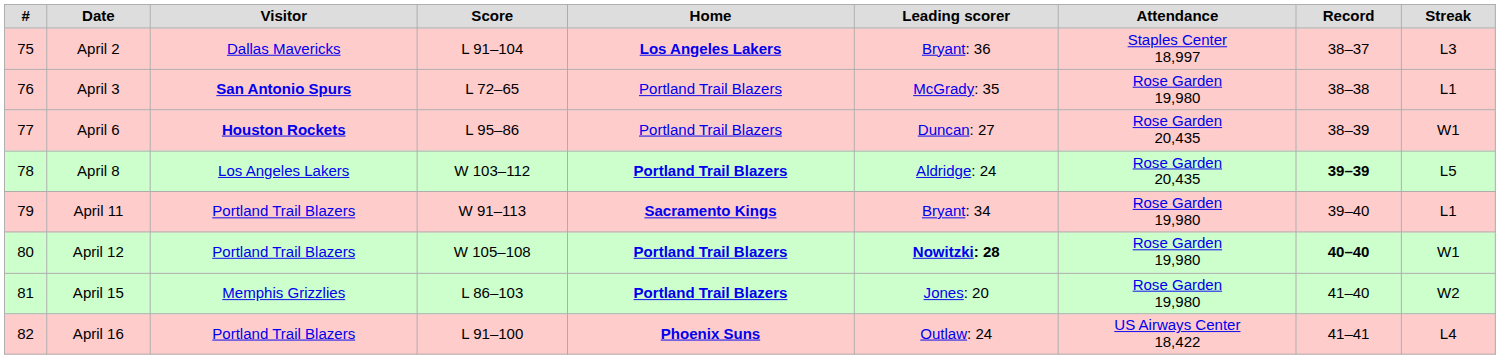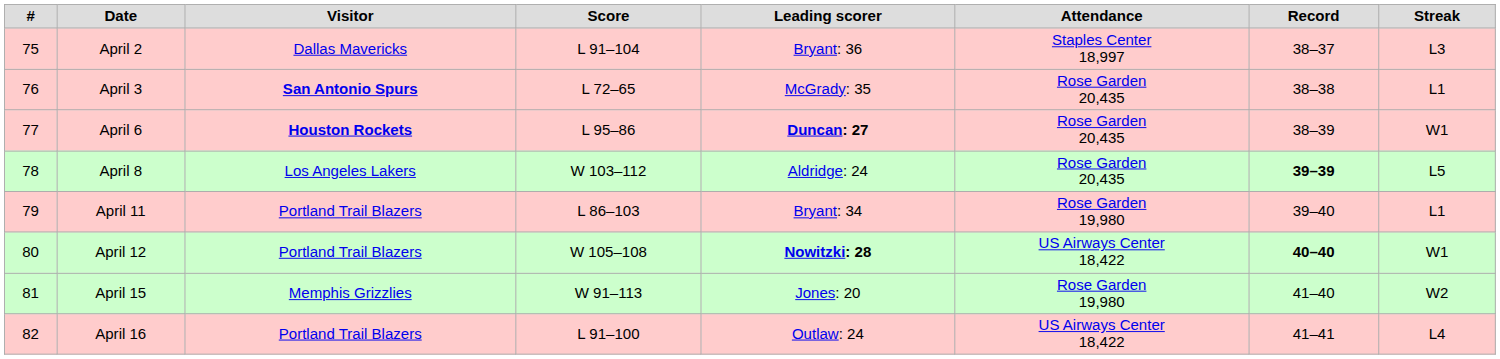- column: (710, 16)
(1177, 89) Rose Garden 19,980 -> (1102, 89) Rose Garden 20,435
(956, 130) normal -> (828, 130) bold
(492, 211) W 91–113 -> (608, 211) L 86–103
(1177, 252) Rose Garden 19,980 -> (1102, 252) US Airways Center 18,422
(492, 293) L 86–103 -> (608, 293) W 91–113
